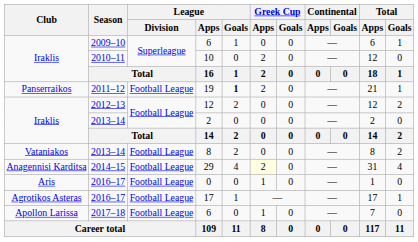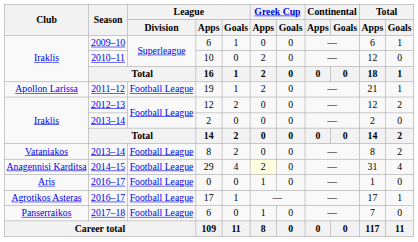(47, 89) Panserraikos -> (47, 89) Apollon Larissa
(236, 89) bold -> (236, 89) normal
(47, 213) Apollon Larissa -> (47, 213) Panserraikos
